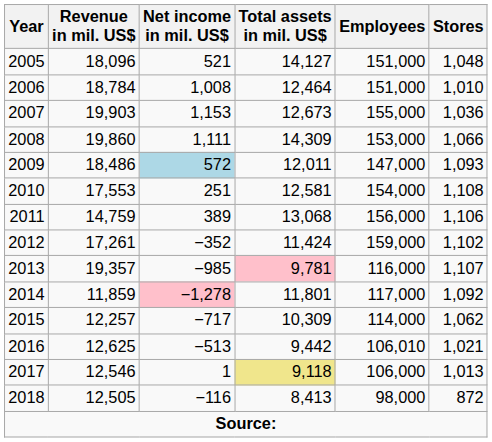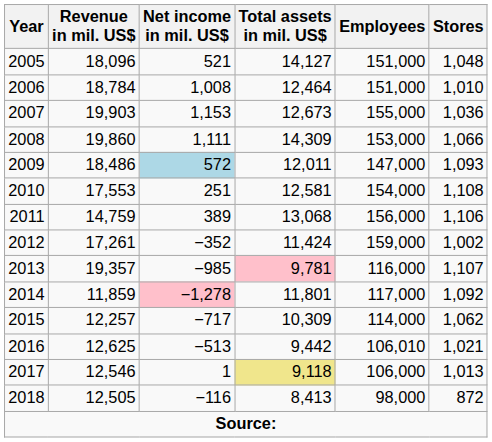(463, 242) 1,102 -> (463, 242) 1,002
